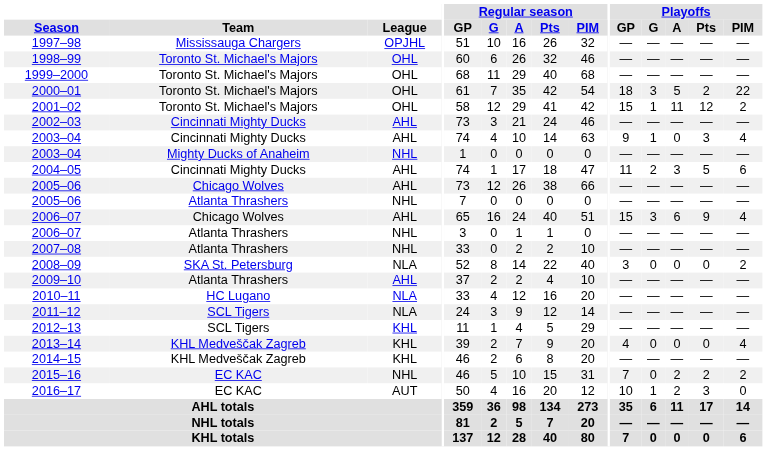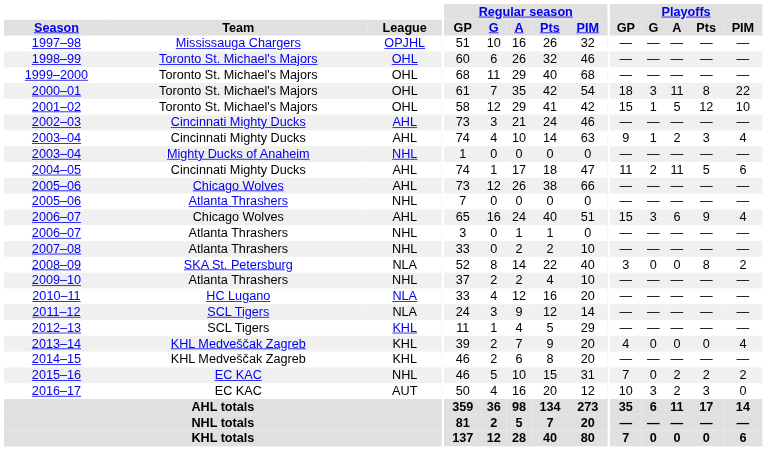(677, 91) 5 -> (677, 91) 11
(706, 91) 2 -> (706, 91) 8
(677, 106) 11 -> (677, 106) 5
(743, 106) 2 -> (743, 106) 10
(677, 138) 0 -> (677, 138) 2
(677, 170) 3 -> (677, 170) 11
(706, 264) 0 -> (706, 264) 8
(405, 280) AHL -> (405, 280) NHL
(653, 391) 1 -> (653, 391) 3
